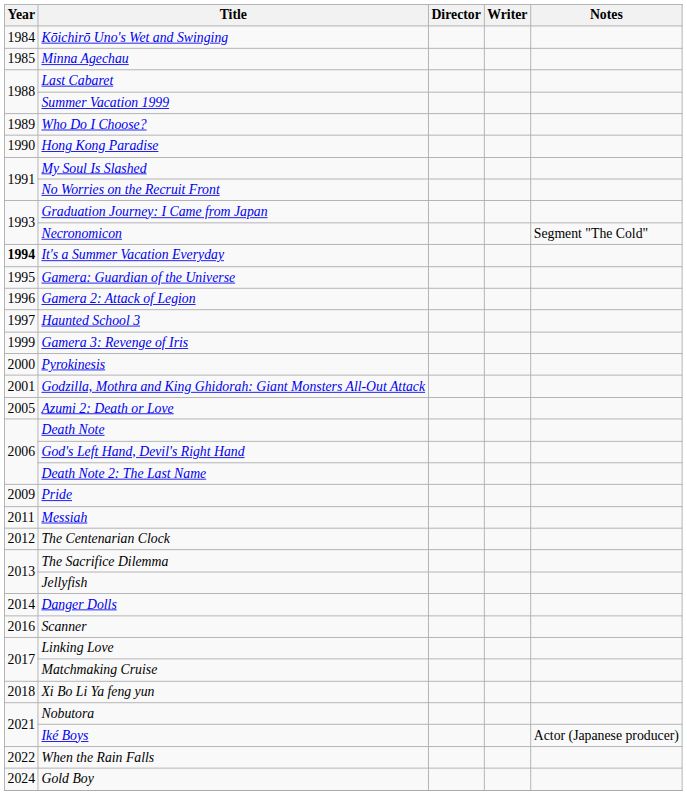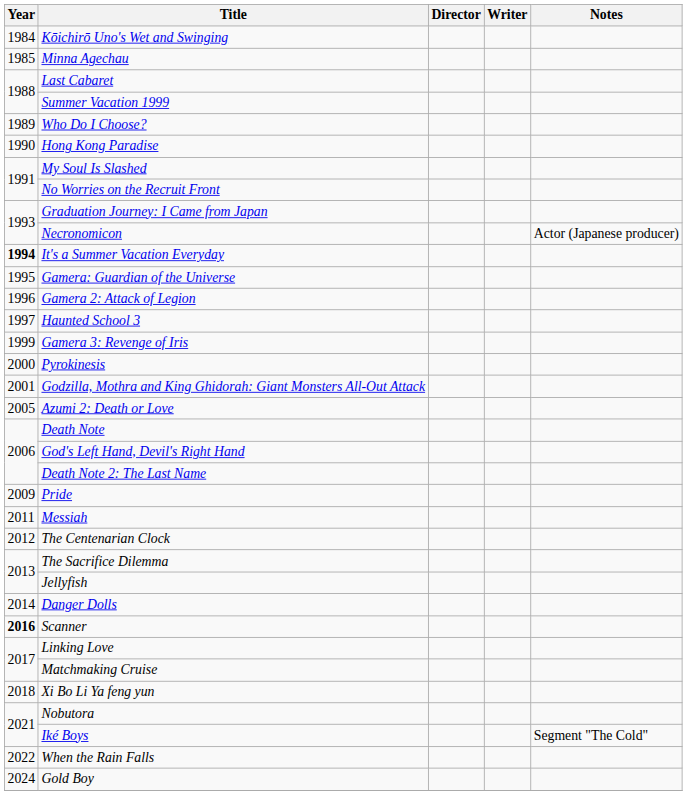(591, 233) Segment "The Cold" -> (606, 233) Actor (Japanese producer)
(21, 626) normal -> (21, 626) bold
(606, 735) Actor (Japanese producer) -> (591, 735) Segment "The Cold"
